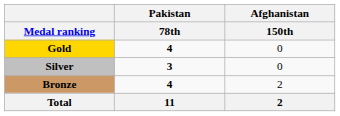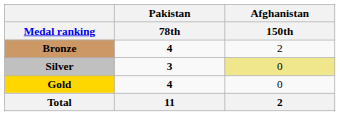rows swapped: (59, 48) <-> (59, 84)
(280, 66) no background -> (280, 66) khaki background
